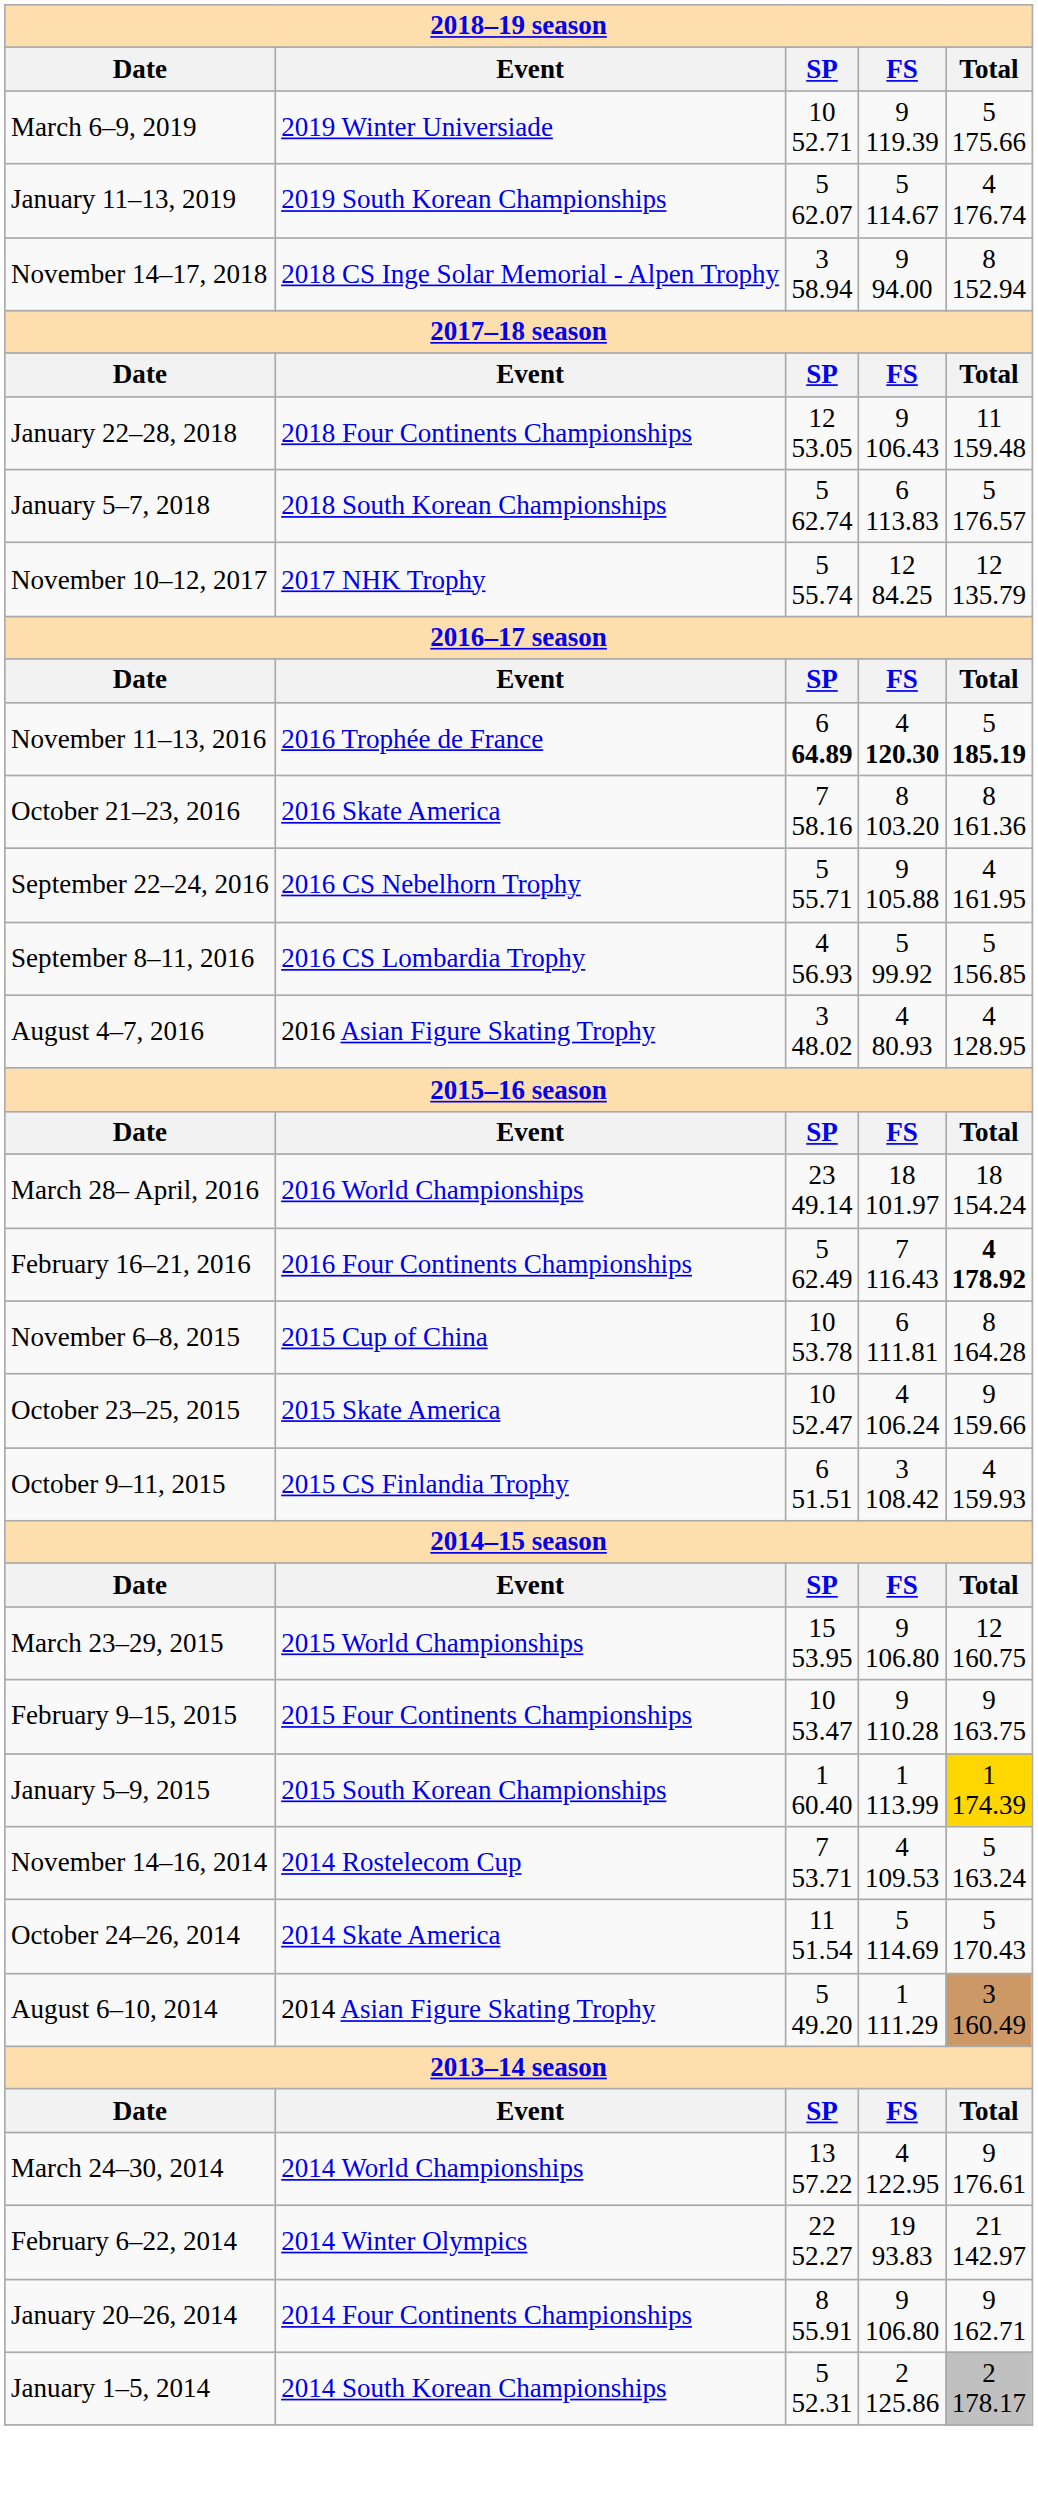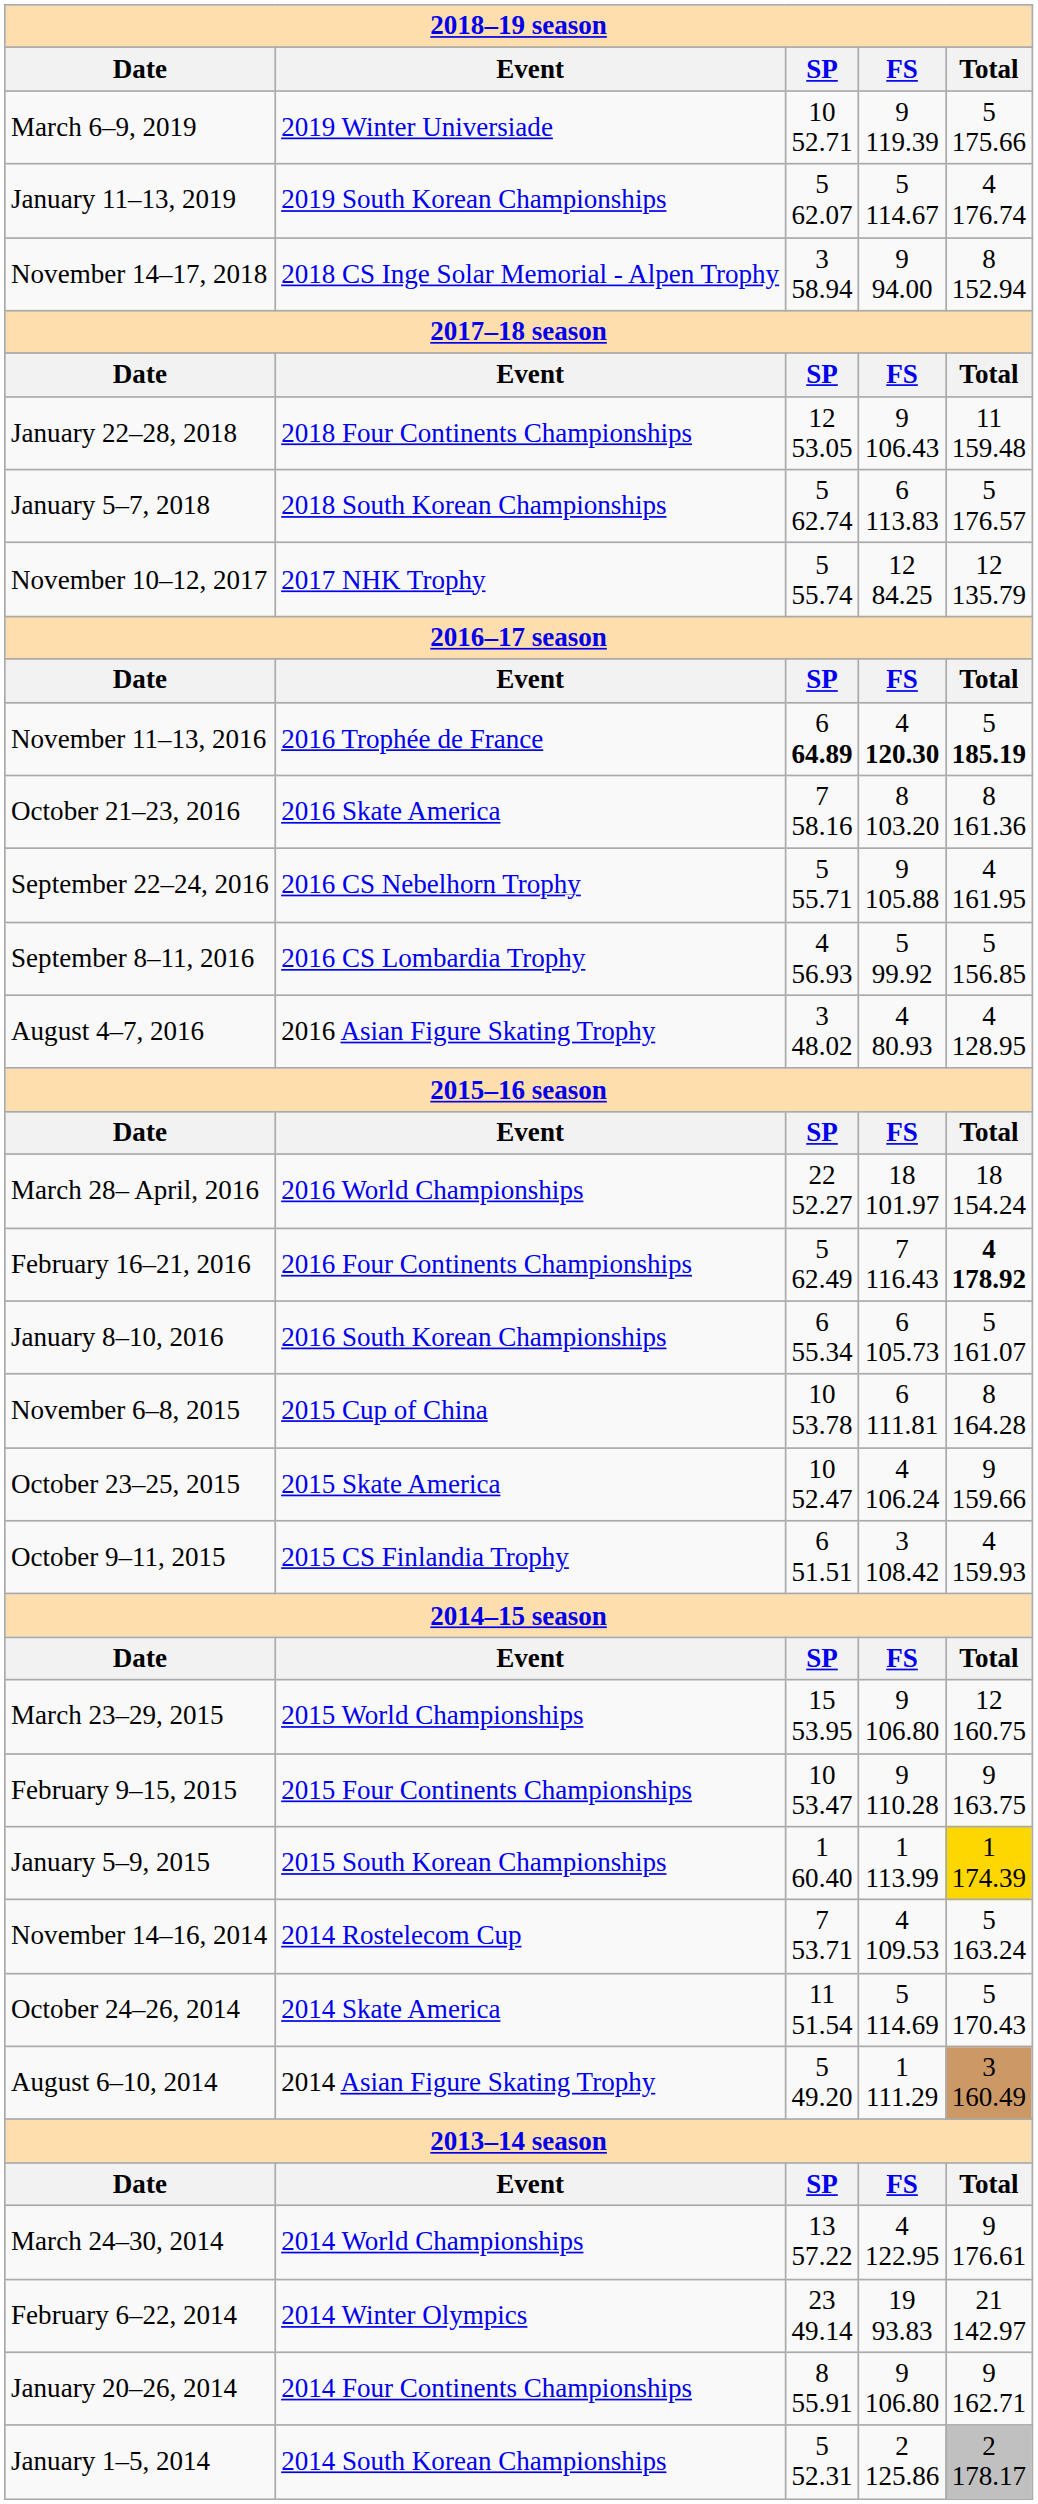(822, 1190) 23 49.14 -> (822, 1190) 22 52.27
+ row: (117, 1337)
(822, 2241) 22 52.27 -> (822, 2315) 23 49.14
